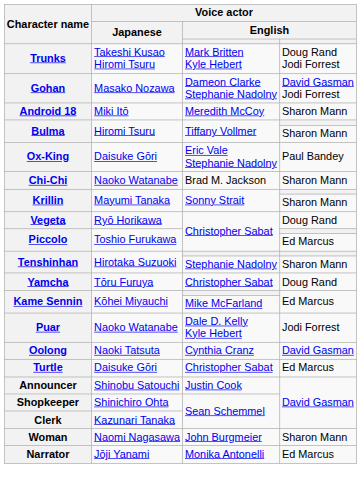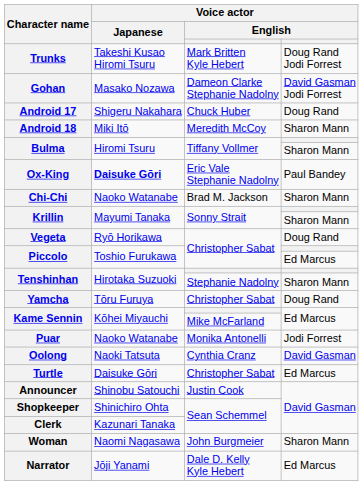+ row: (48, 111)
(126, 157) normal -> (128, 174) bold
(216, 327) Dale D. Kelly Kyle Hebert -> (226, 338) Monika Antonelli
(225, 454) Monika Antonelli -> (218, 465) Dale D. Kelly Kyle Hebert
